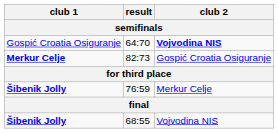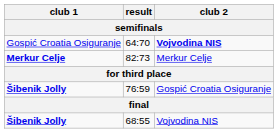(214, 58) Gospić Croatia Osiguranje -> (184, 58) Merkur Celje
(184, 89) Merkur Celje -> (214, 89) Gospić Croatia Osiguranje
